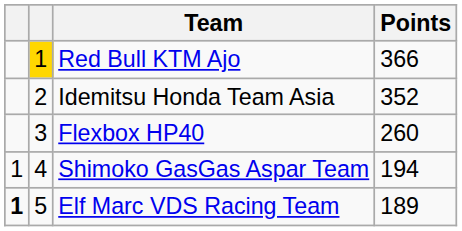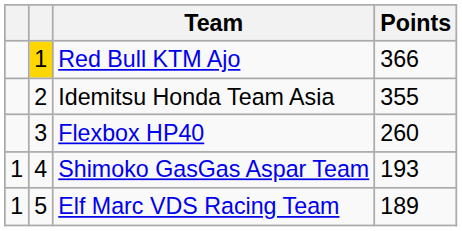(400, 96) 352 -> (400, 96) 355
(400, 169) 194 -> (400, 169) 193
(17, 206) bold -> (17, 206) normal
